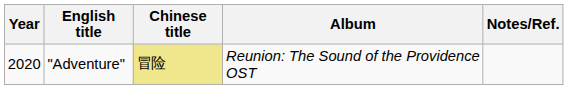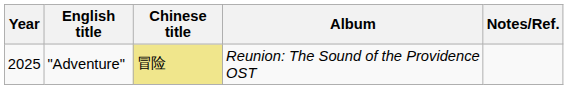(24, 64) 2020 -> (24, 64) 2025
